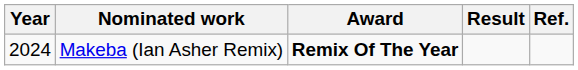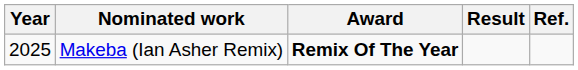(30, 49) 2024 -> (30, 49) 2025
